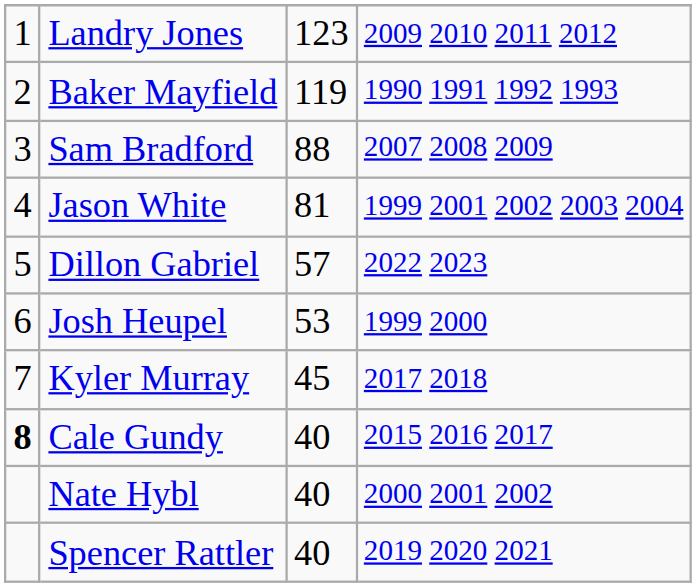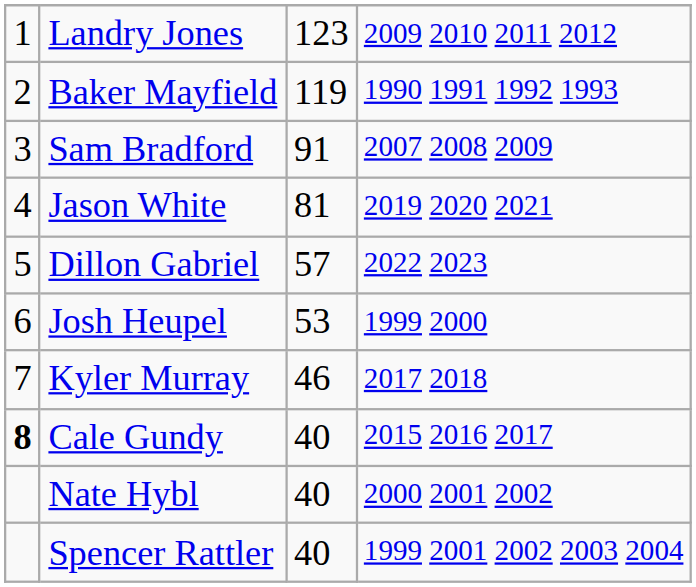(312, 148) 88 -> (312, 148) 91
(524, 206) 1999 2001 2002 2003 2004 -> (458, 206) 2019 2020 2021
(312, 378) 45 -> (312, 378) 46
(458, 551) 2019 2020 2021 -> (524, 551) 1999 2001 2002 2003 2004
